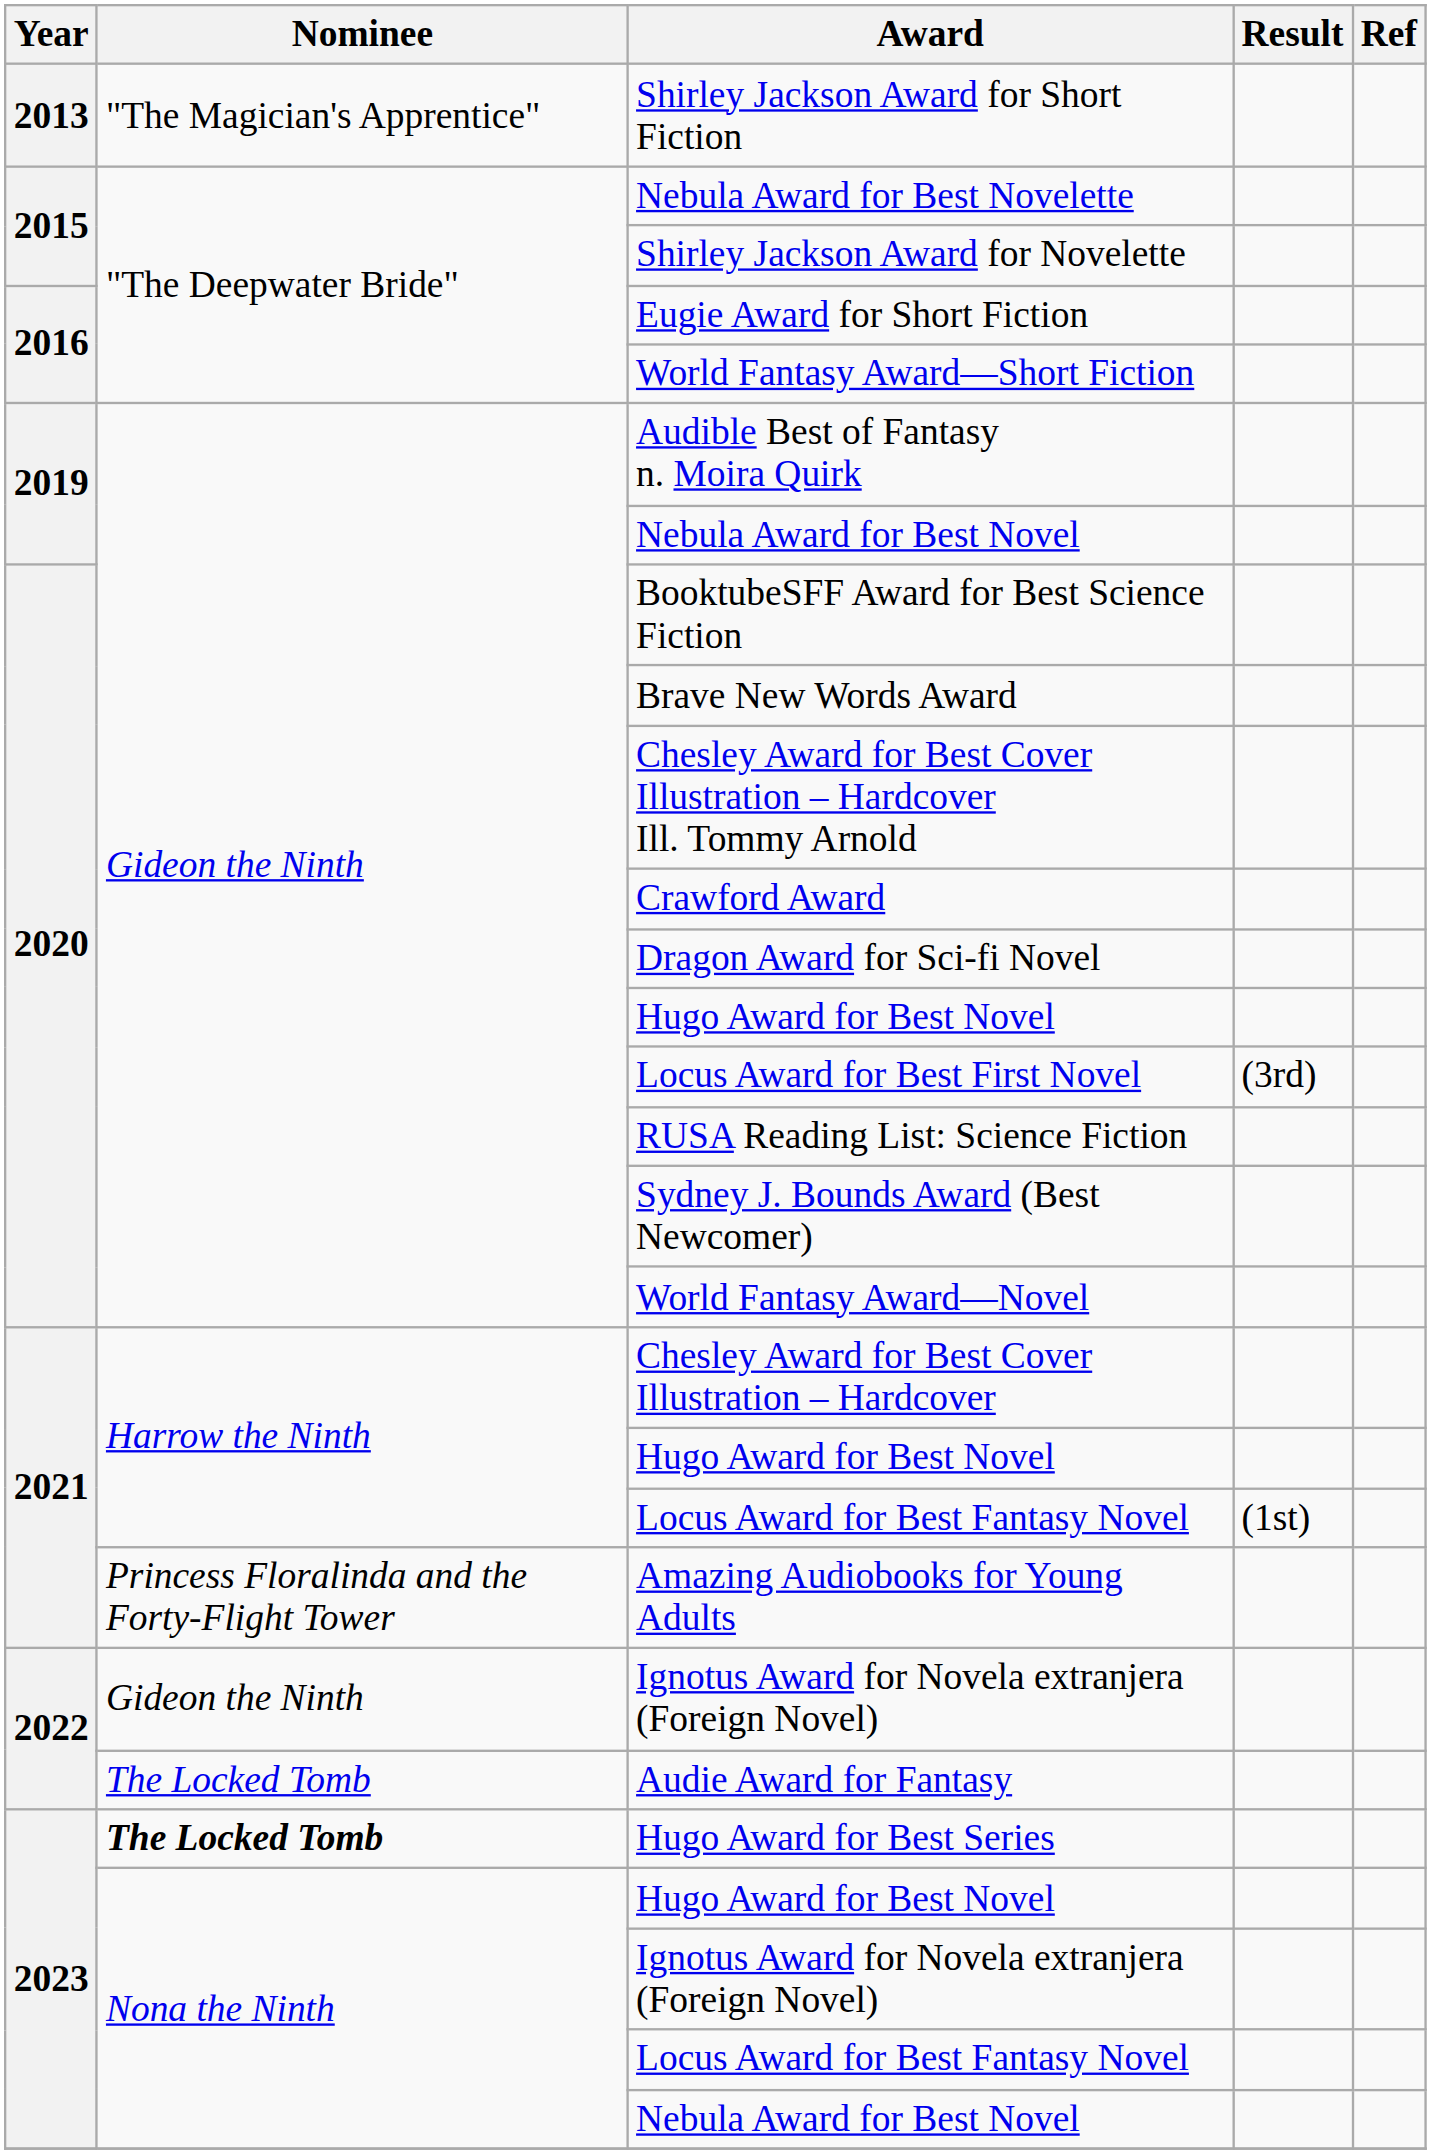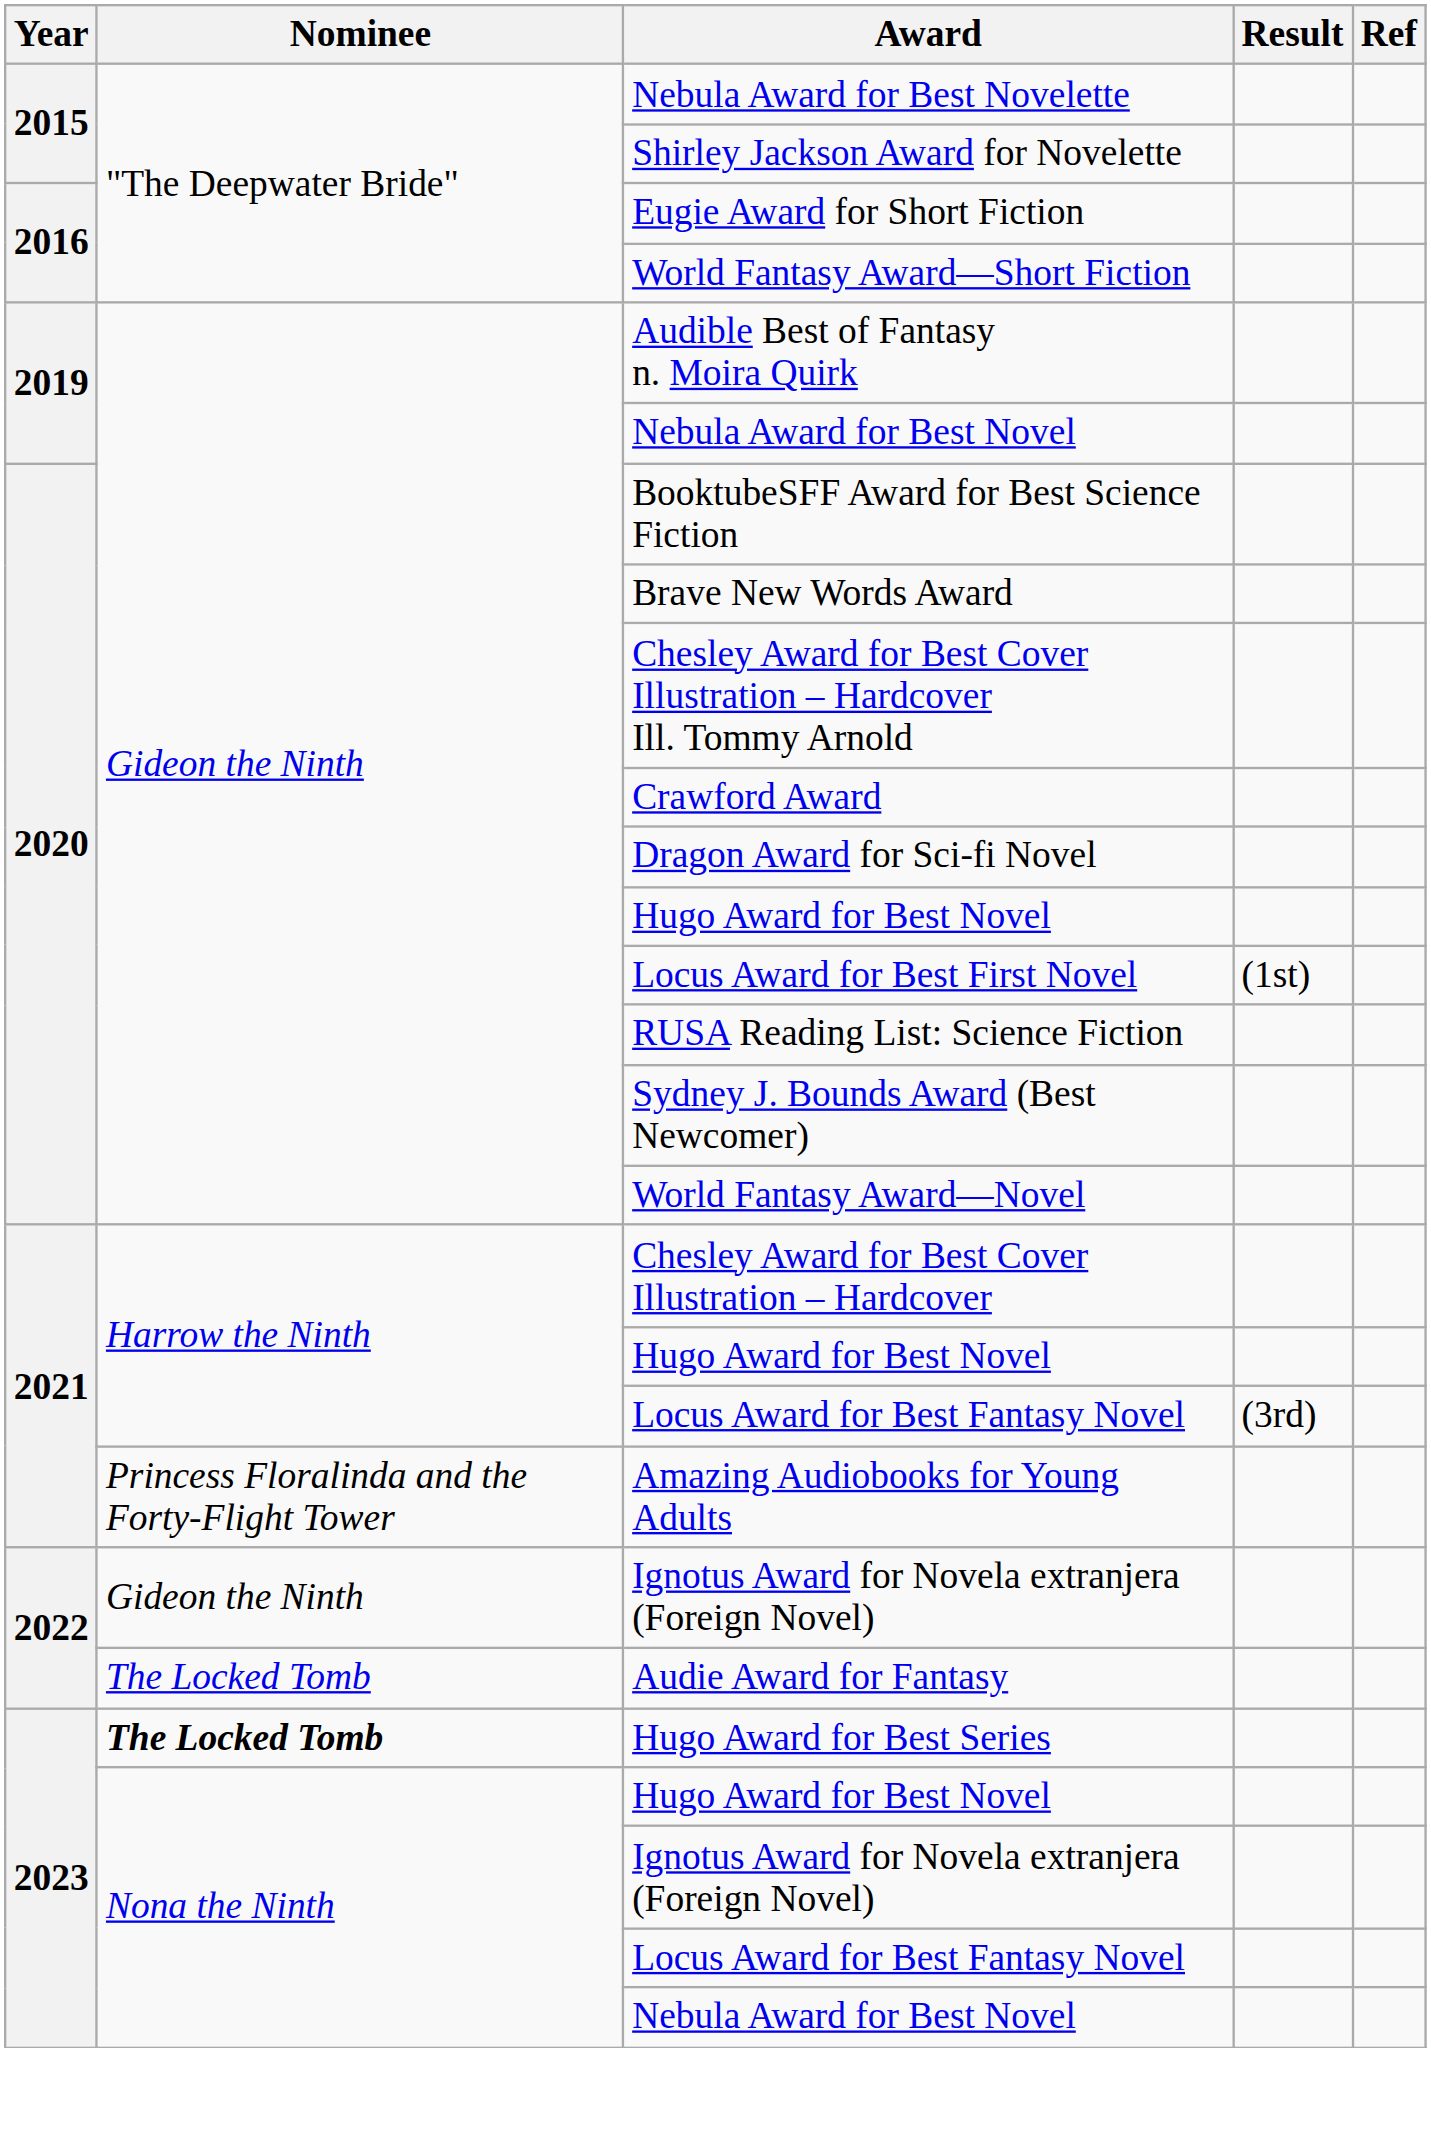- row: (51, 114)
(1279, 1076) (3rd) -> (1276, 974) (1st)
(1276, 1516) (1st) -> (1279, 1415) (3rd)
